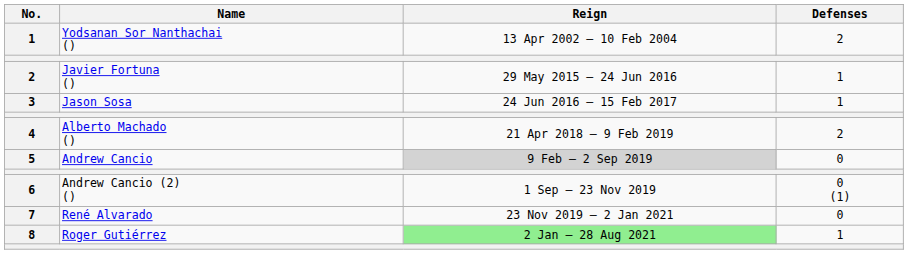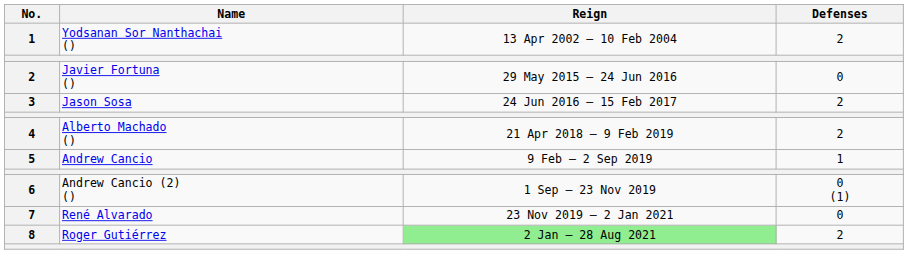(840, 77) 1 -> (840, 77) 0
(840, 103) 1 -> (840, 103) 2
(590, 159) lightgrey background -> (590, 159) no background
(840, 159) 0 -> (840, 159) 1
(840, 235) 1 -> (840, 235) 2
